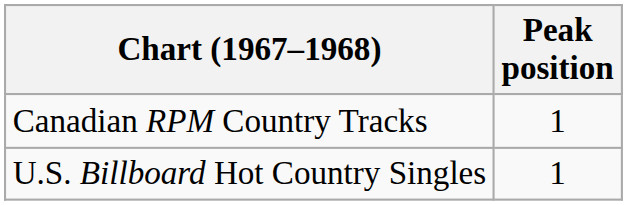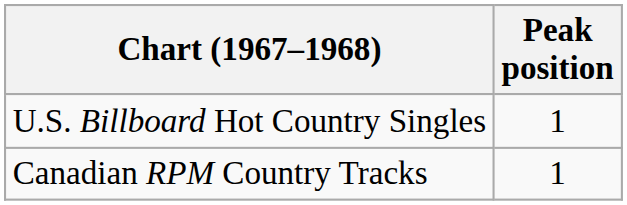rows swapped: (249, 173) <-> (220, 120)
